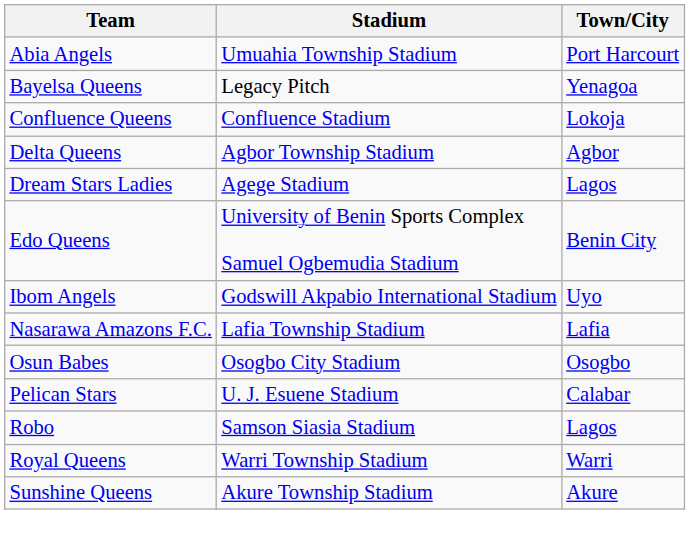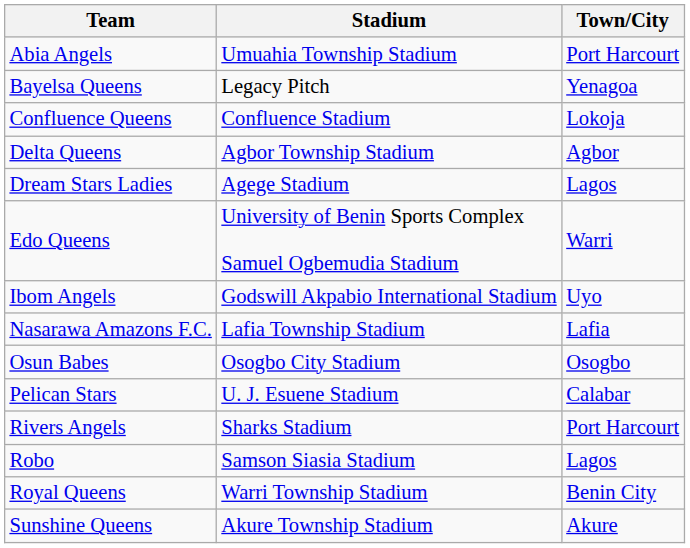(611, 240) Benin City -> (589, 240) Warri
+ row: (68, 427)
(589, 460) Warri -> (611, 492) Benin City
